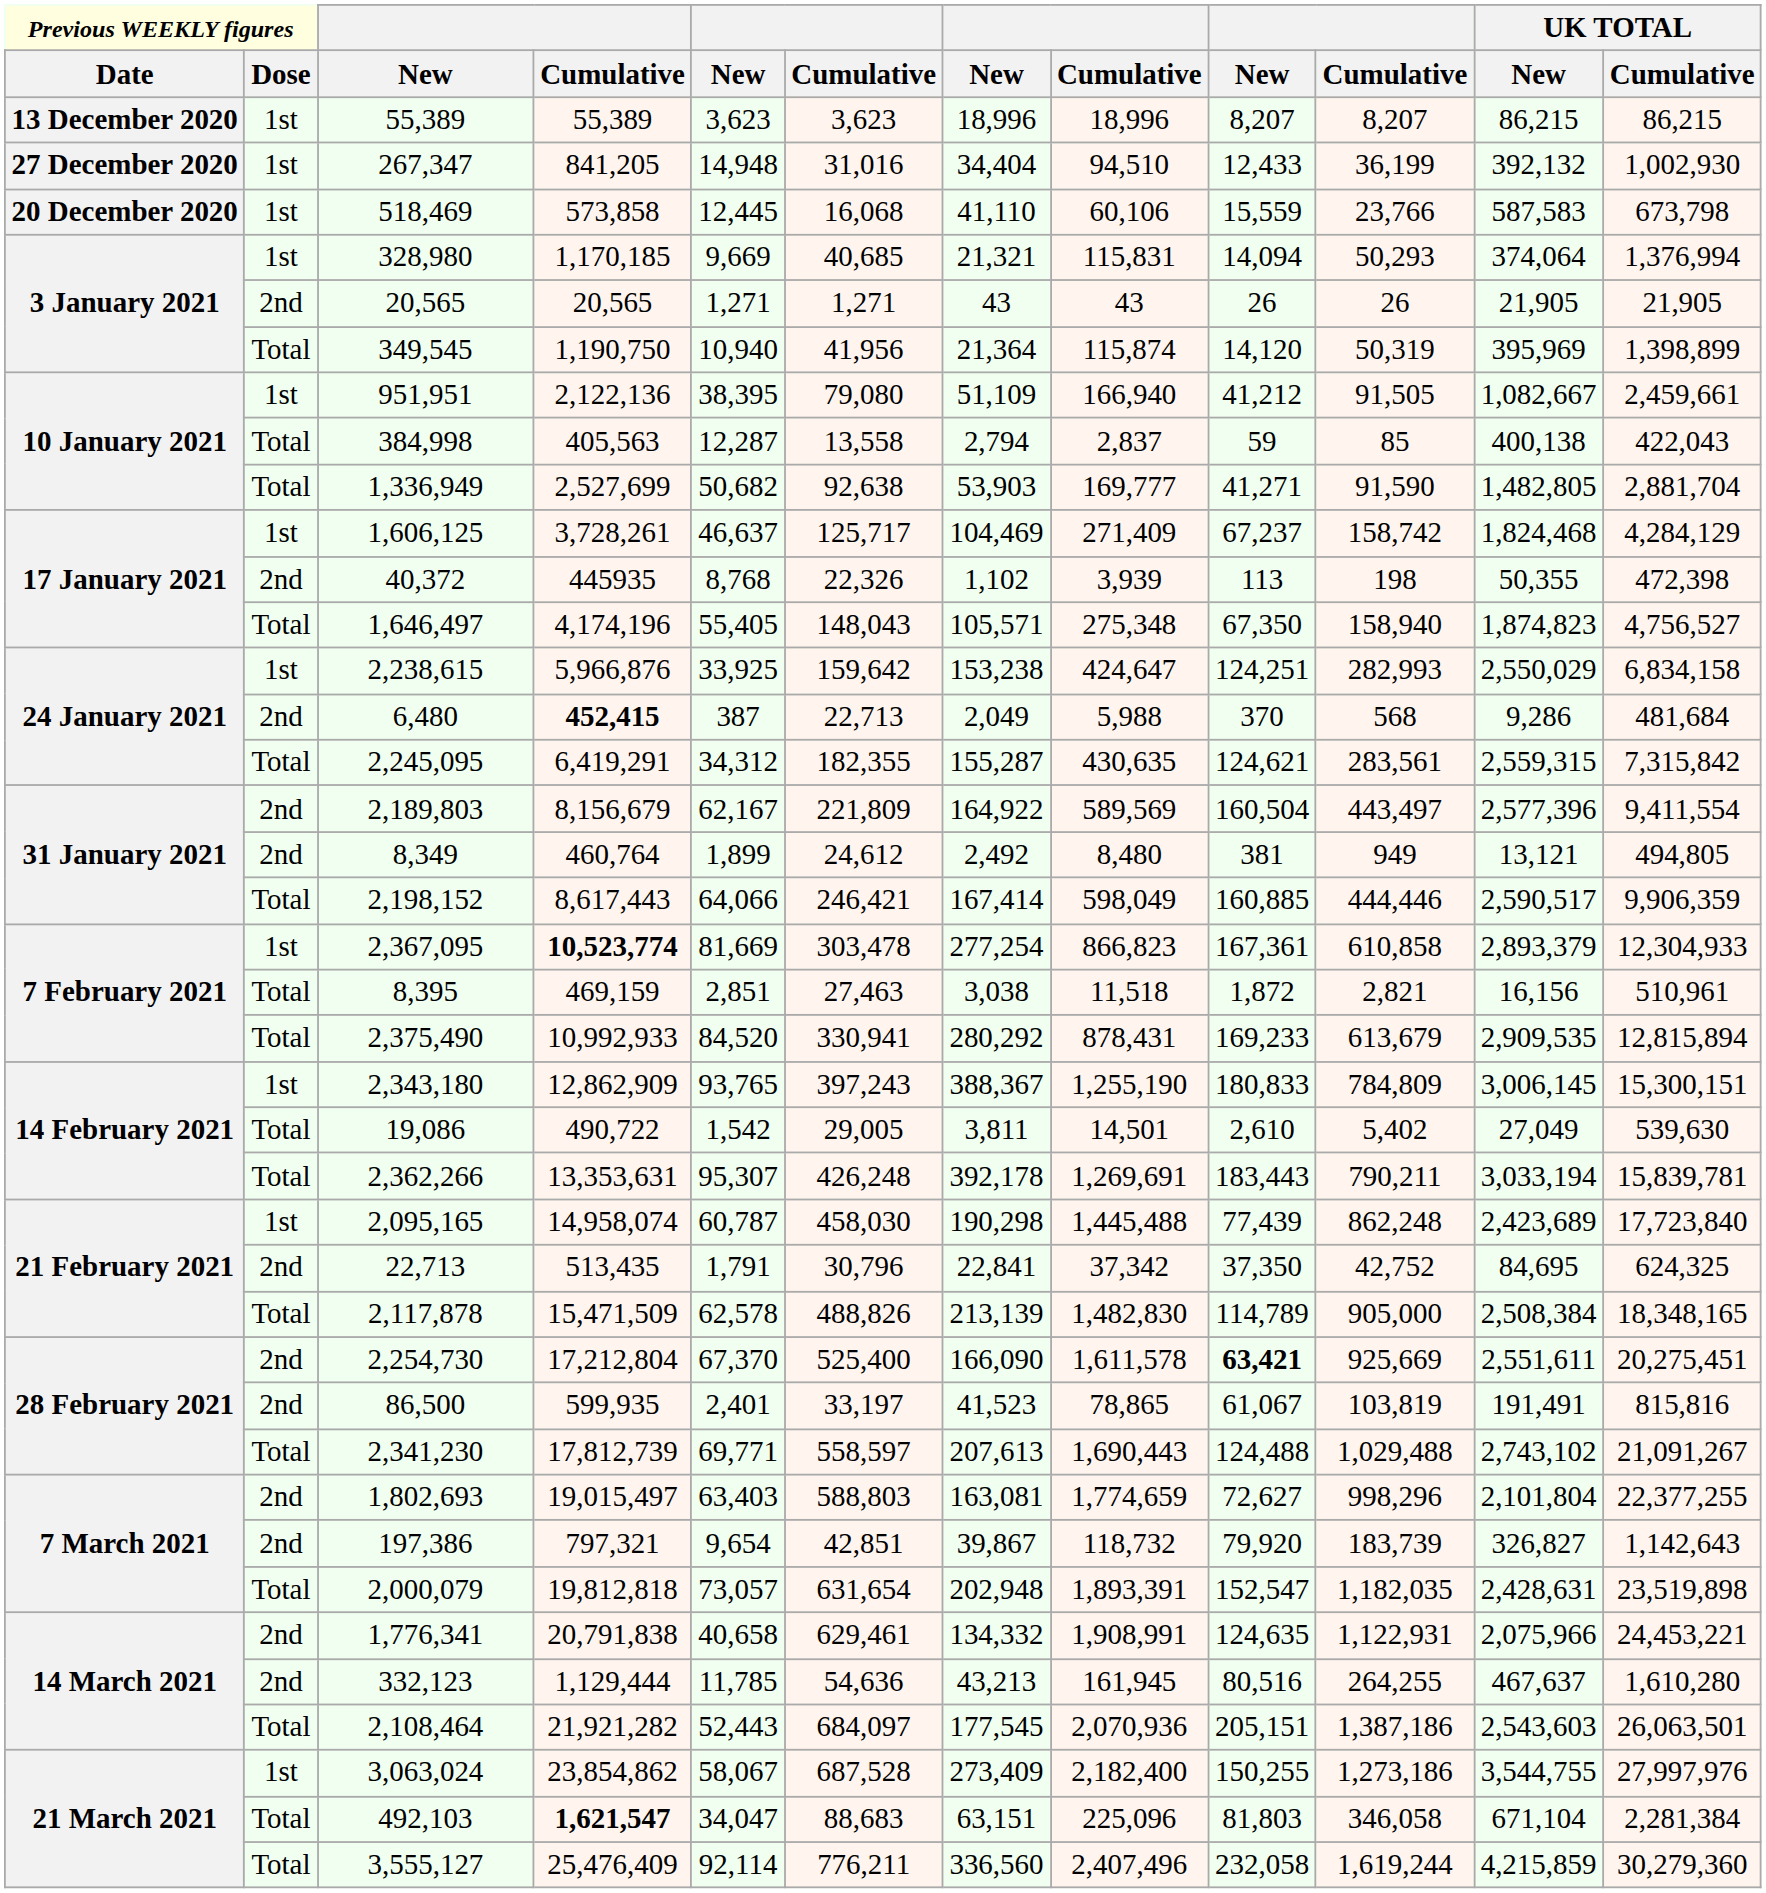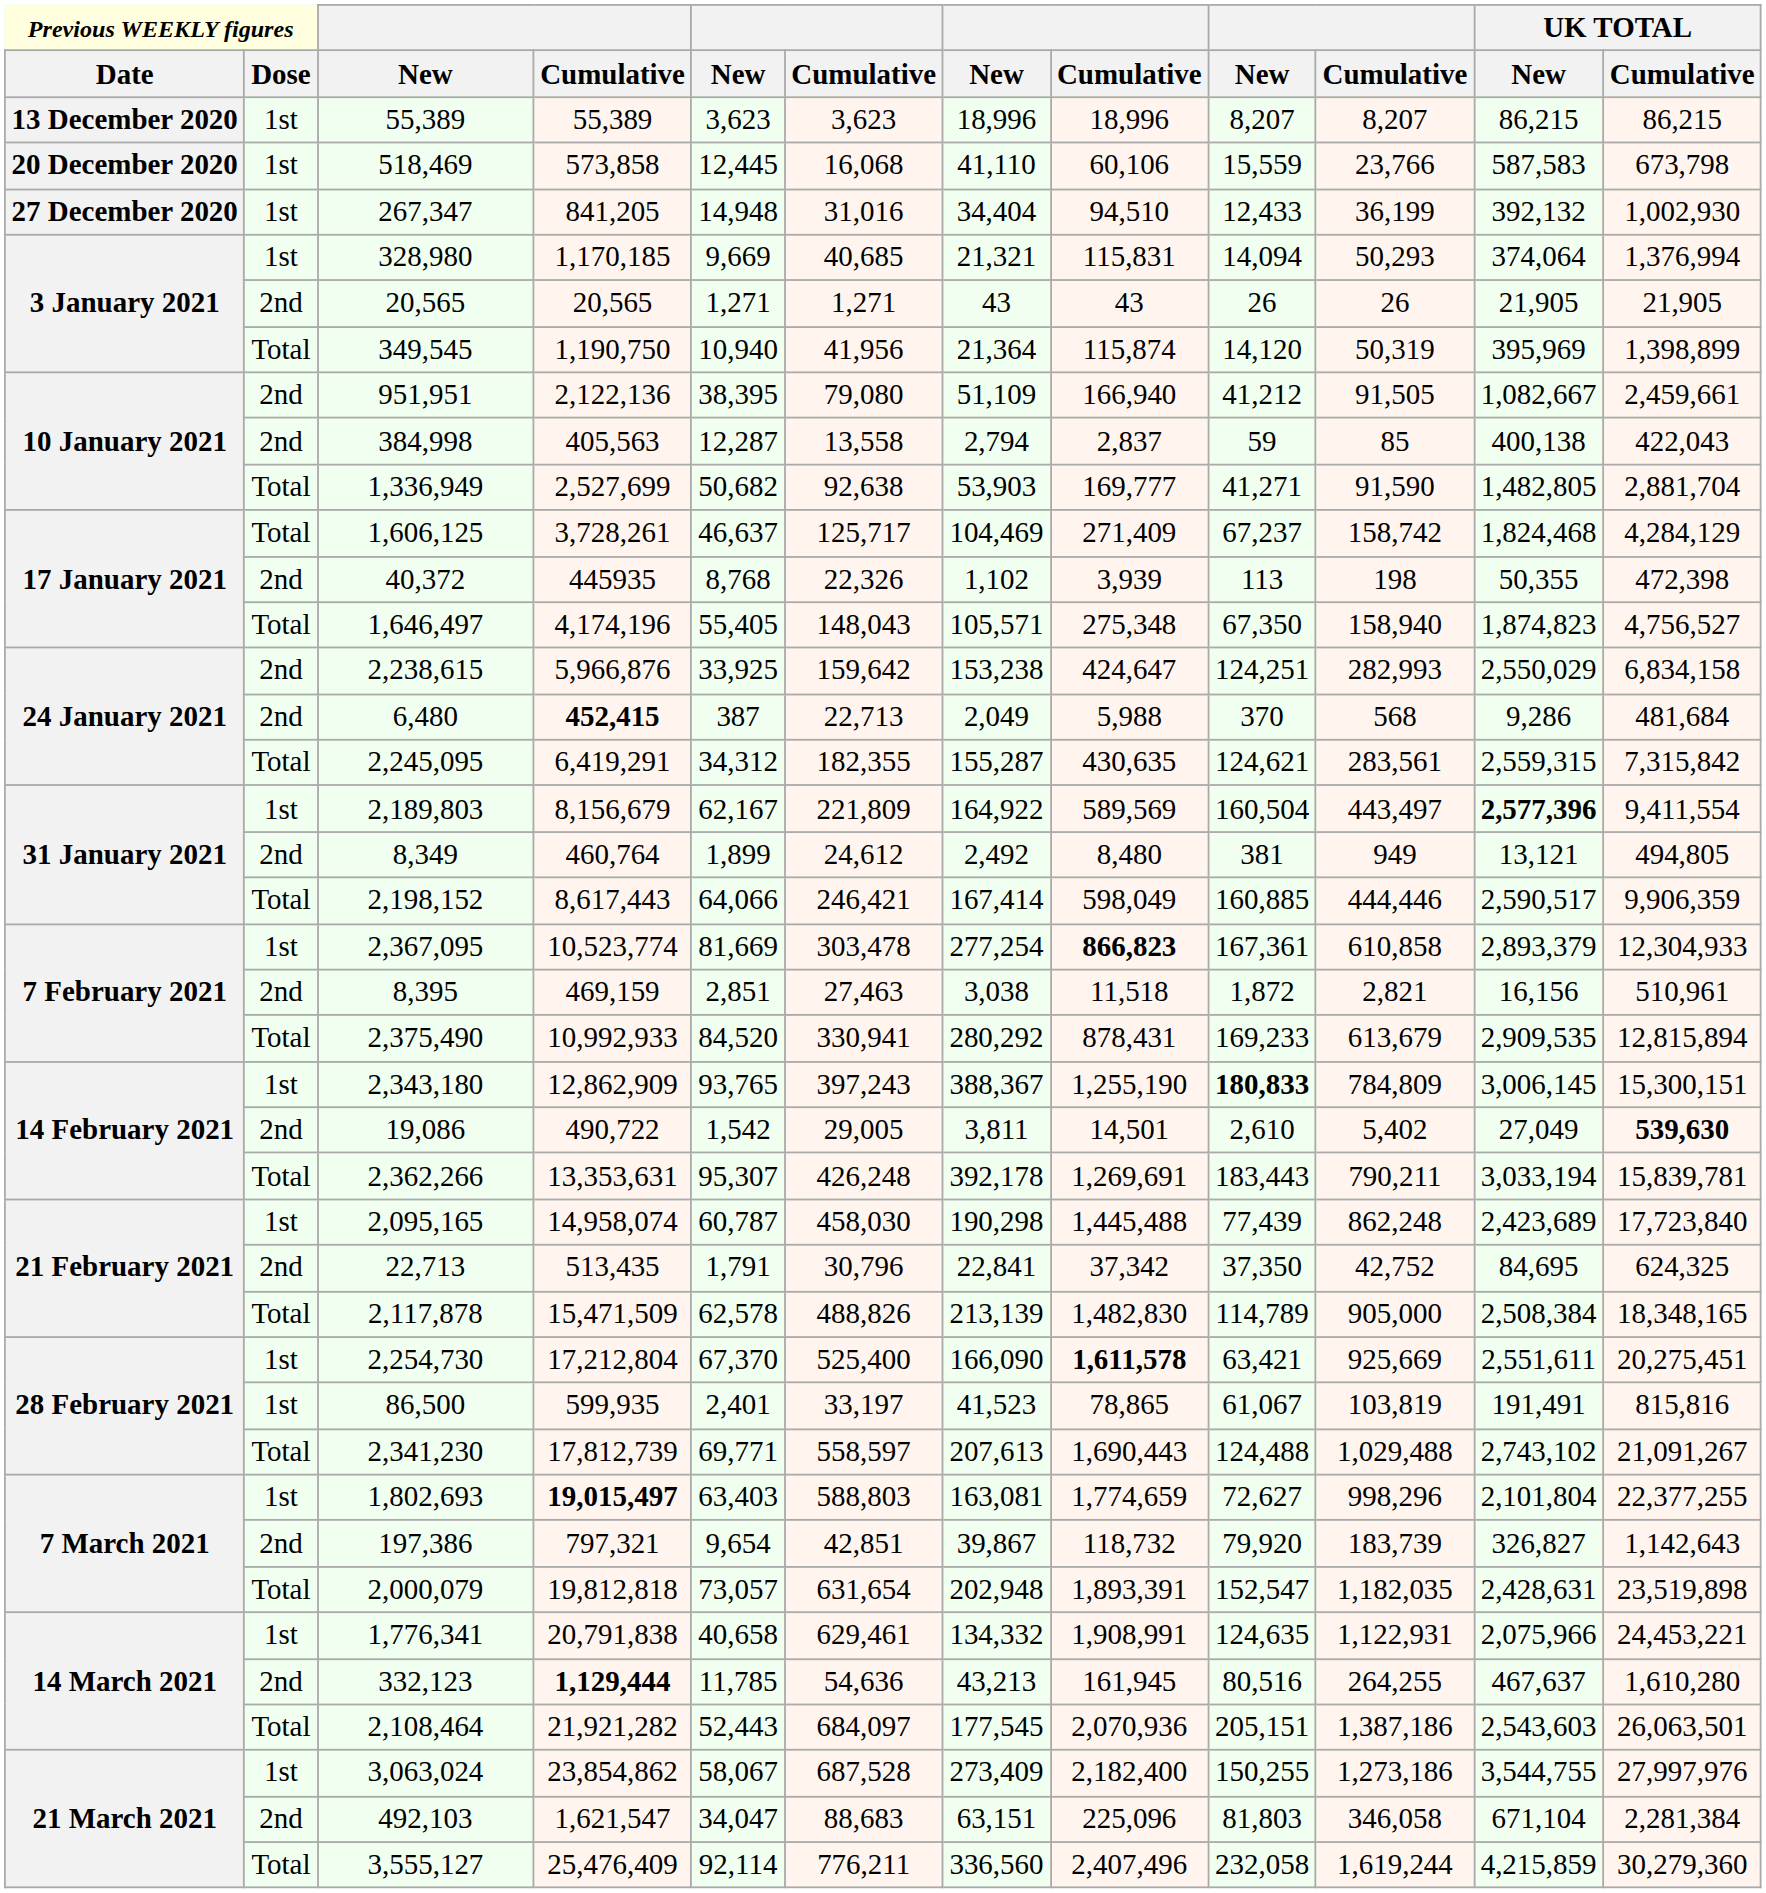rows swapped: (425, 211) <-> (425, 165)
(281, 394) 1st -> (281, 394) 2nd
(281, 440) Total -> (281, 440) 2nd
(281, 532) 1st -> (281, 532) Total
(281, 670) 1st -> (281, 670) 2nd
(281, 808) 2nd -> (281, 808) 1st
(1539, 808) normal -> (1539, 808) bold
(613, 946) bold -> (613, 946) normal
(1129, 946) normal -> (1129, 946) bold
(281, 991) Total -> (281, 991) 2nd
(1262, 1083) normal -> (1262, 1083) bold
(281, 1129) Total -> (281, 1129) 2nd
(1682, 1129) normal -> (1682, 1129) bold
(281, 1359) 2nd -> (281, 1359) 1st
(1129, 1359) normal -> (1129, 1359) bold
(1262, 1359) bold -> (1262, 1359) normal
(281, 1405) 2nd -> (281, 1405) 1st
(281, 1497) 2nd -> (281, 1497) 1st
(613, 1497) normal -> (613, 1497) bold
(281, 1634) 2nd -> (281, 1634) 1st
(613, 1680) normal -> (613, 1680) bold
(281, 1818) Total -> (281, 1818) 2nd
(613, 1818) bold -> (613, 1818) normal
